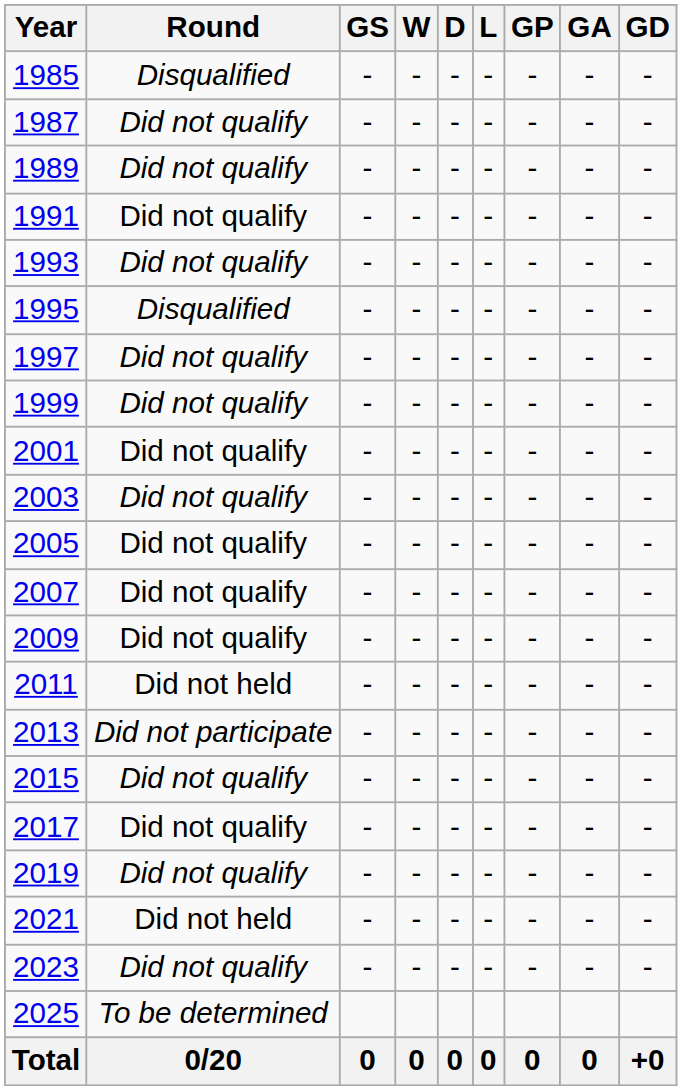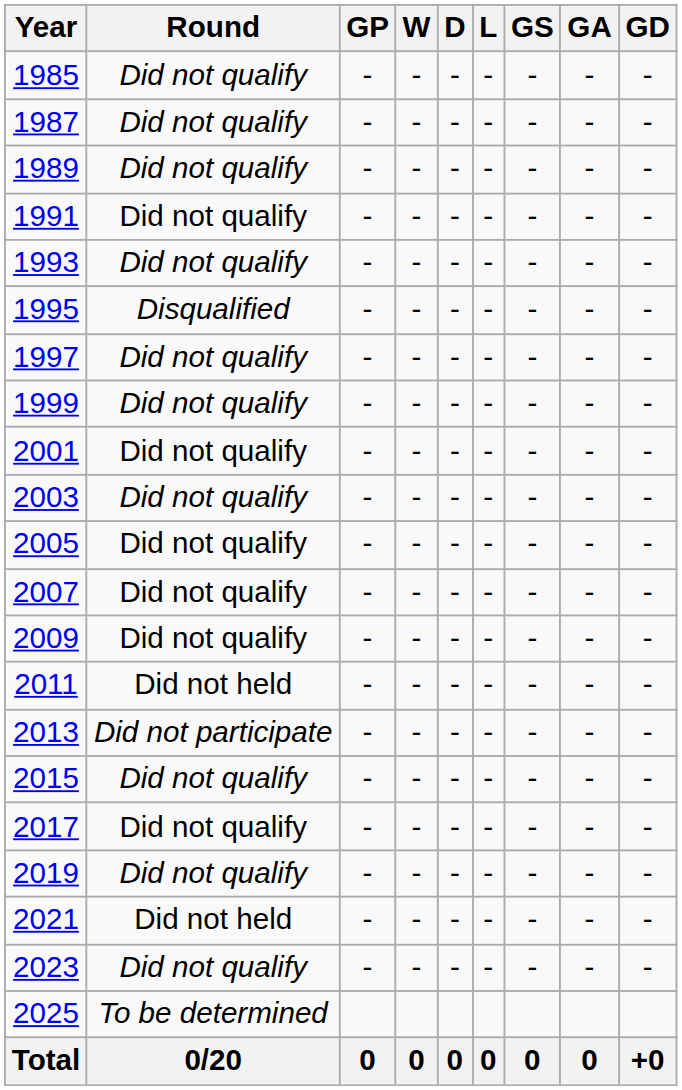columns swapped: (532, 27) <-> (368, 27)
(213, 74) Disqualified -> (213, 74) Did not qualify
